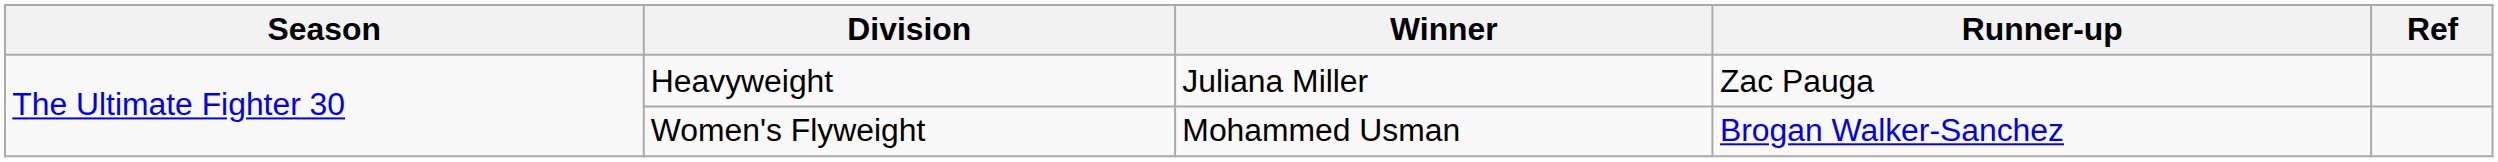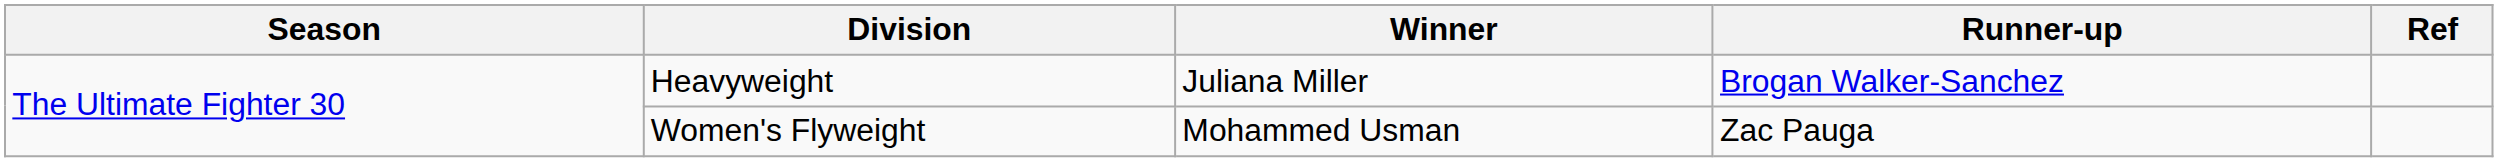(1797, 80) Zac Pauga -> (1892, 80) Brogan Walker-Sanchez
(1892, 130) Brogan Walker-Sanchez -> (1797, 130) Zac Pauga
